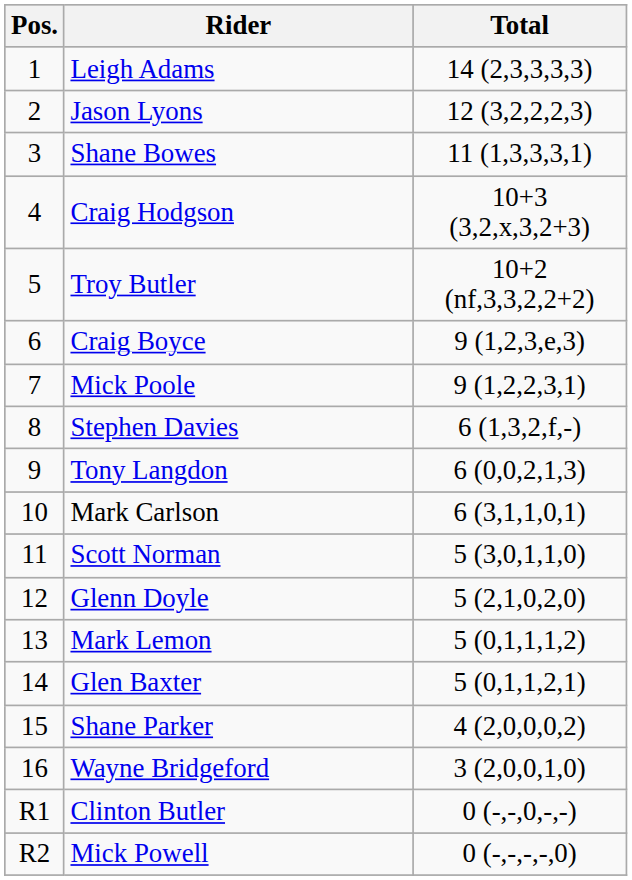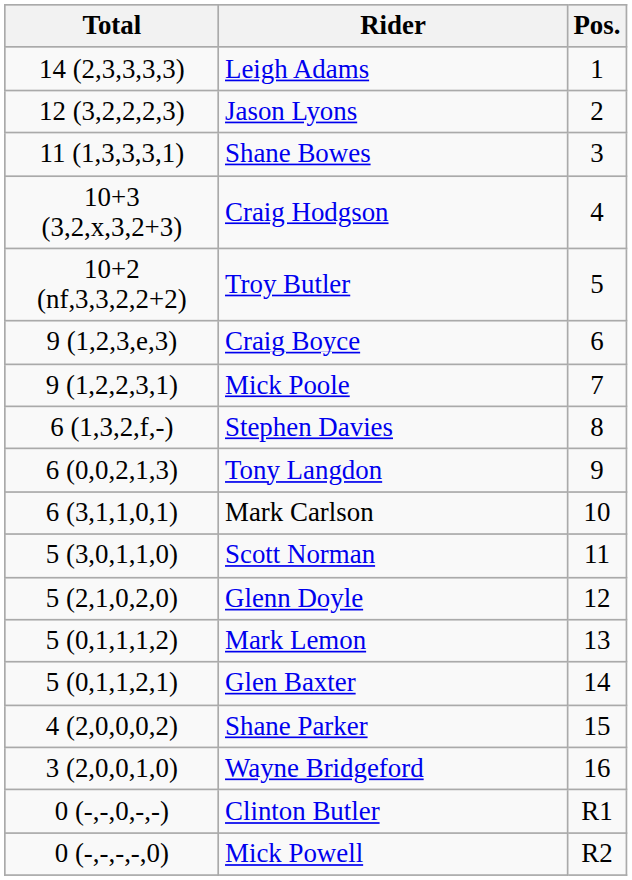columns swapped: (35, 25) <-> (520, 25)
